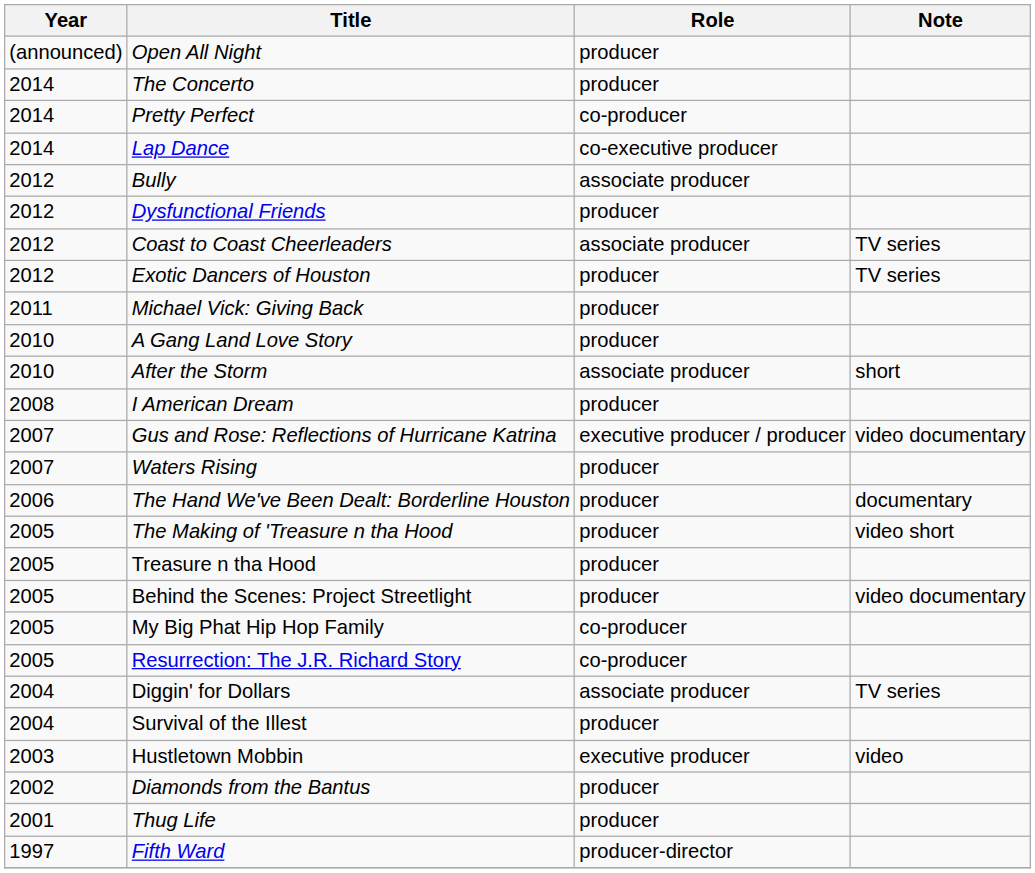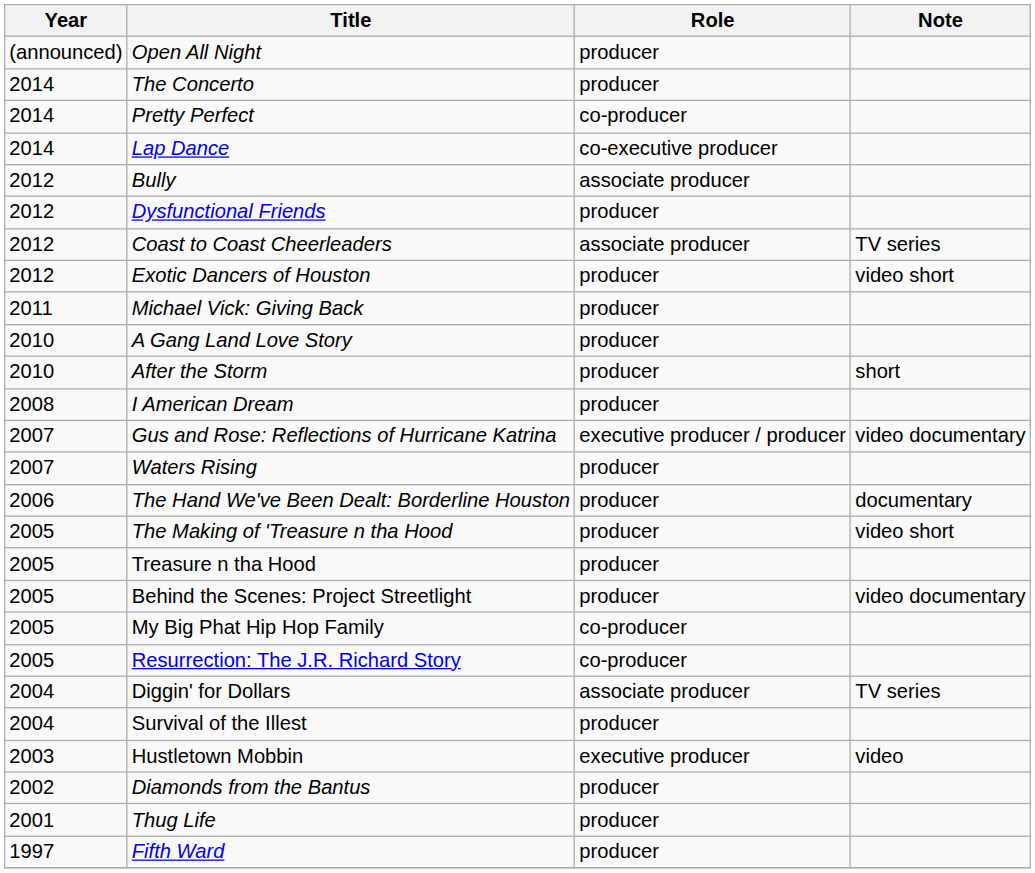(898, 276) TV series -> (905, 276) video short
(665, 372) associate producer -> (619, 372) producer
(656, 851) producer-director -> (619, 851) producer
